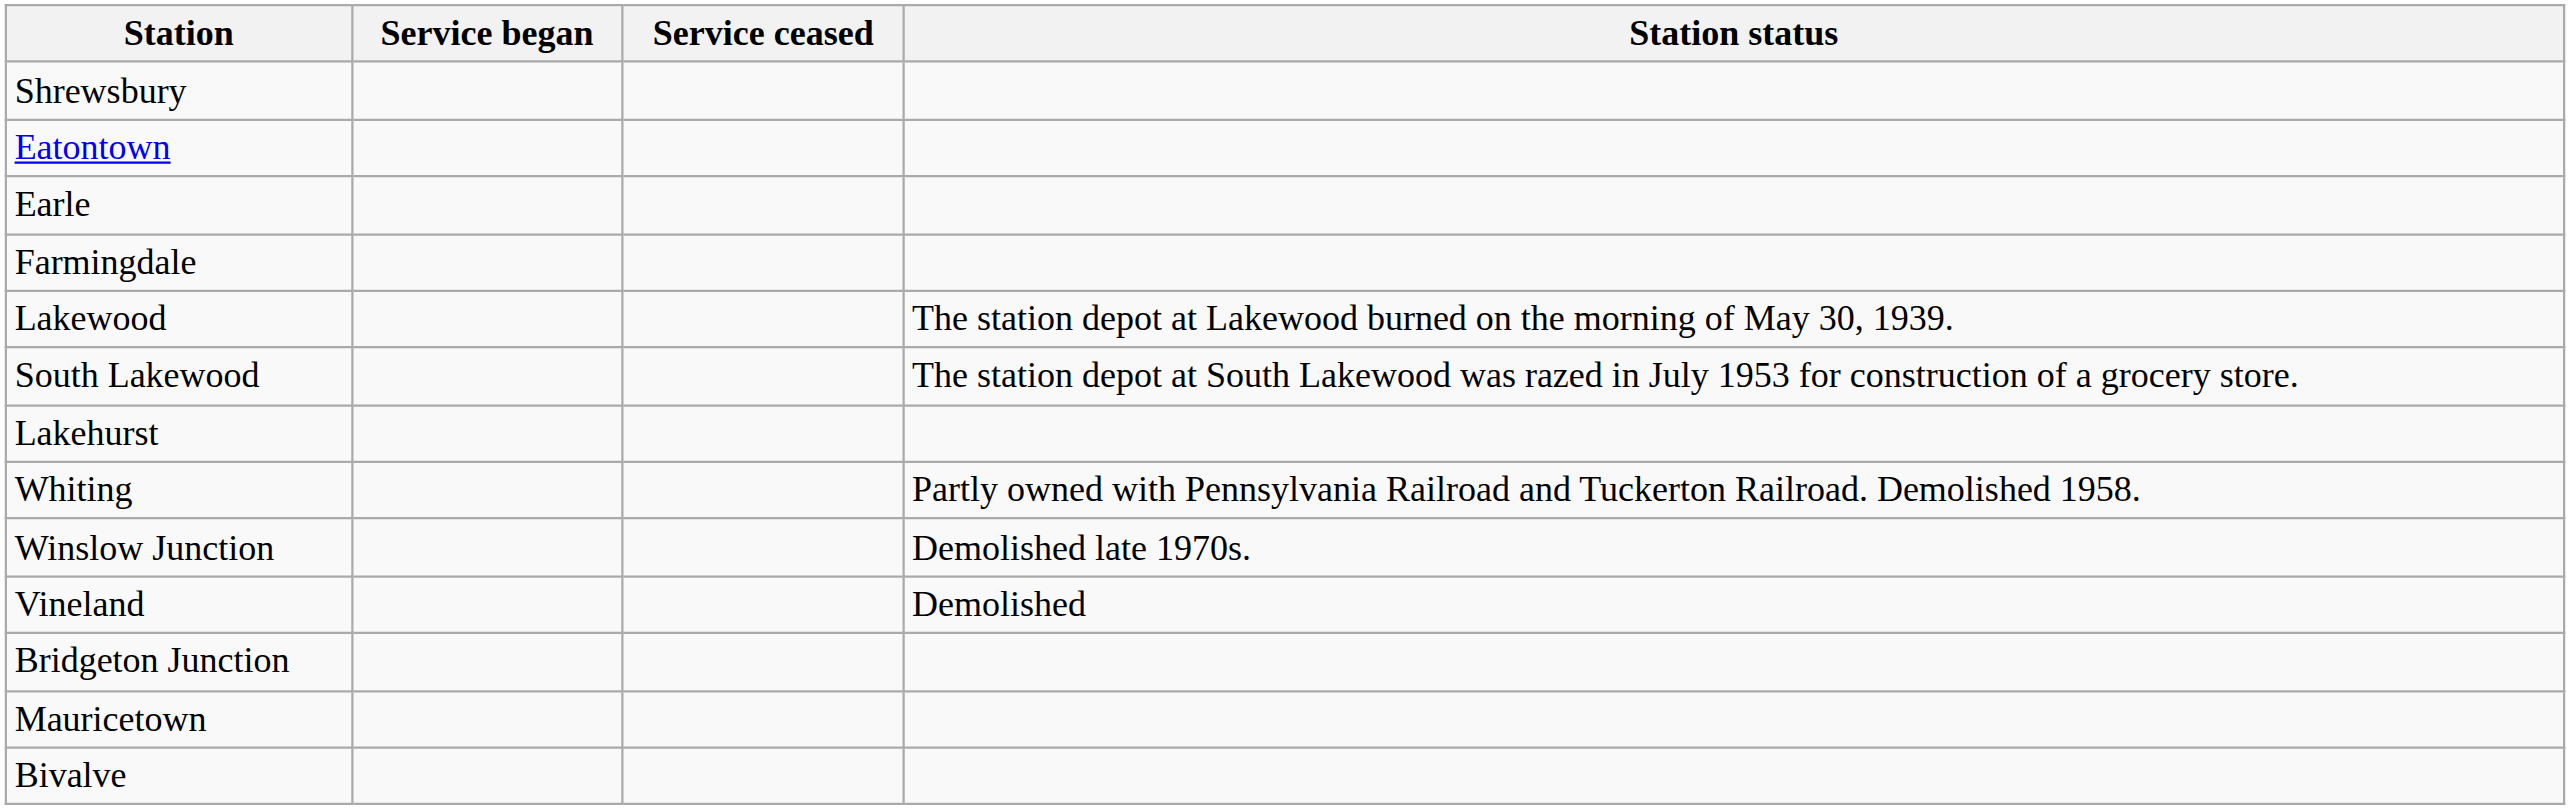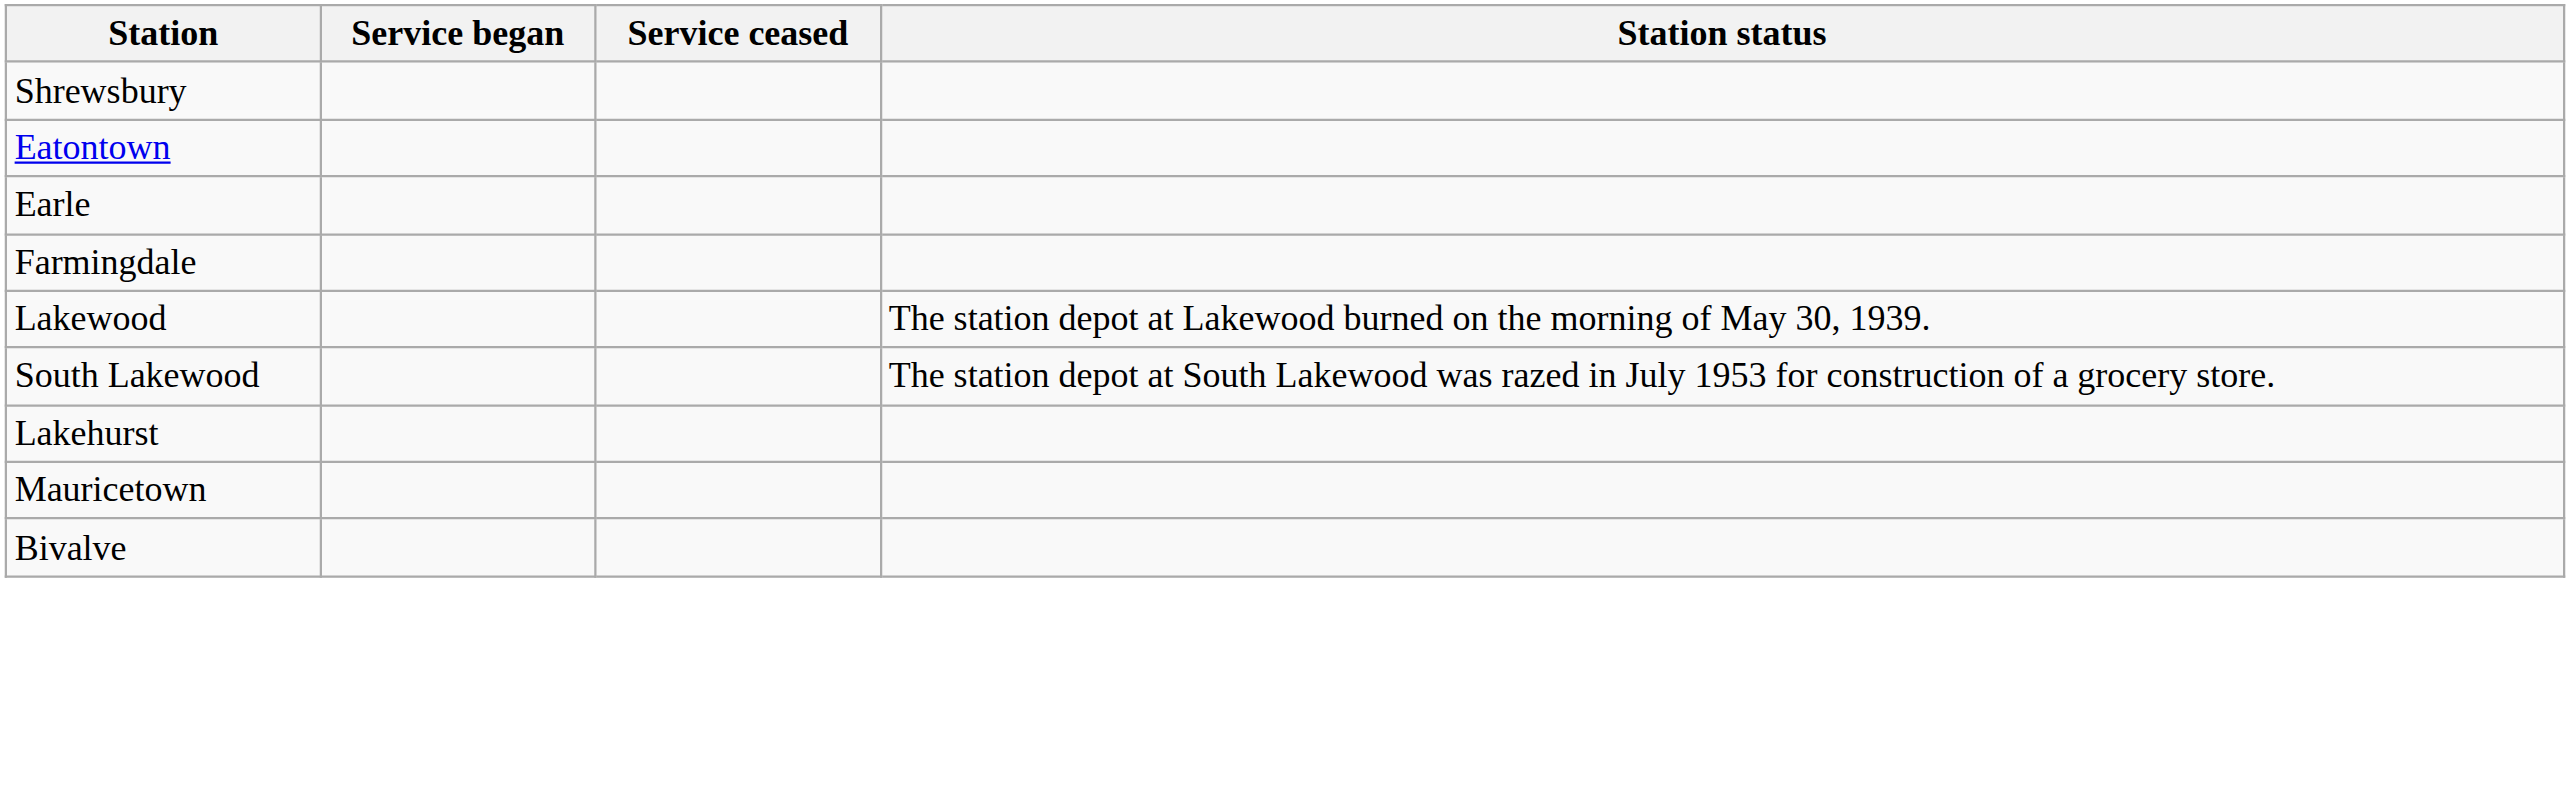- row: (74, 489)
- row: (144, 546)
- row: (80, 603)
- row: (152, 661)
